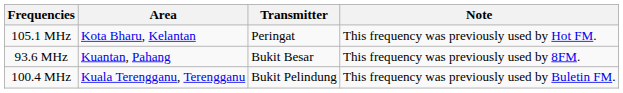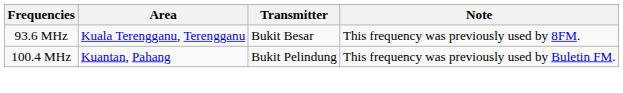- row: (41, 35)
(126, 56) Kuantan, Pahang -> (163, 35) Kuala Terengganu, Terengganu
(163, 77) Kuala Terengganu, Terengganu -> (126, 56) Kuantan, Pahang
